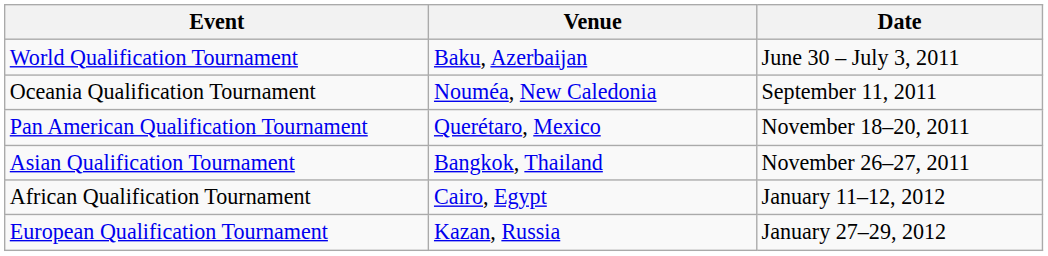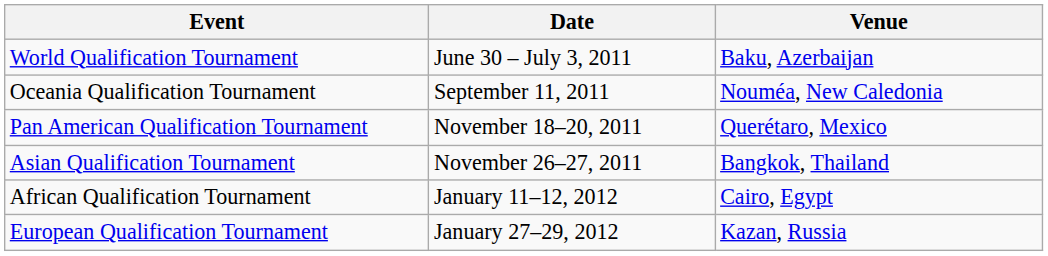columns swapped: (900, 22) <-> (593, 22)
